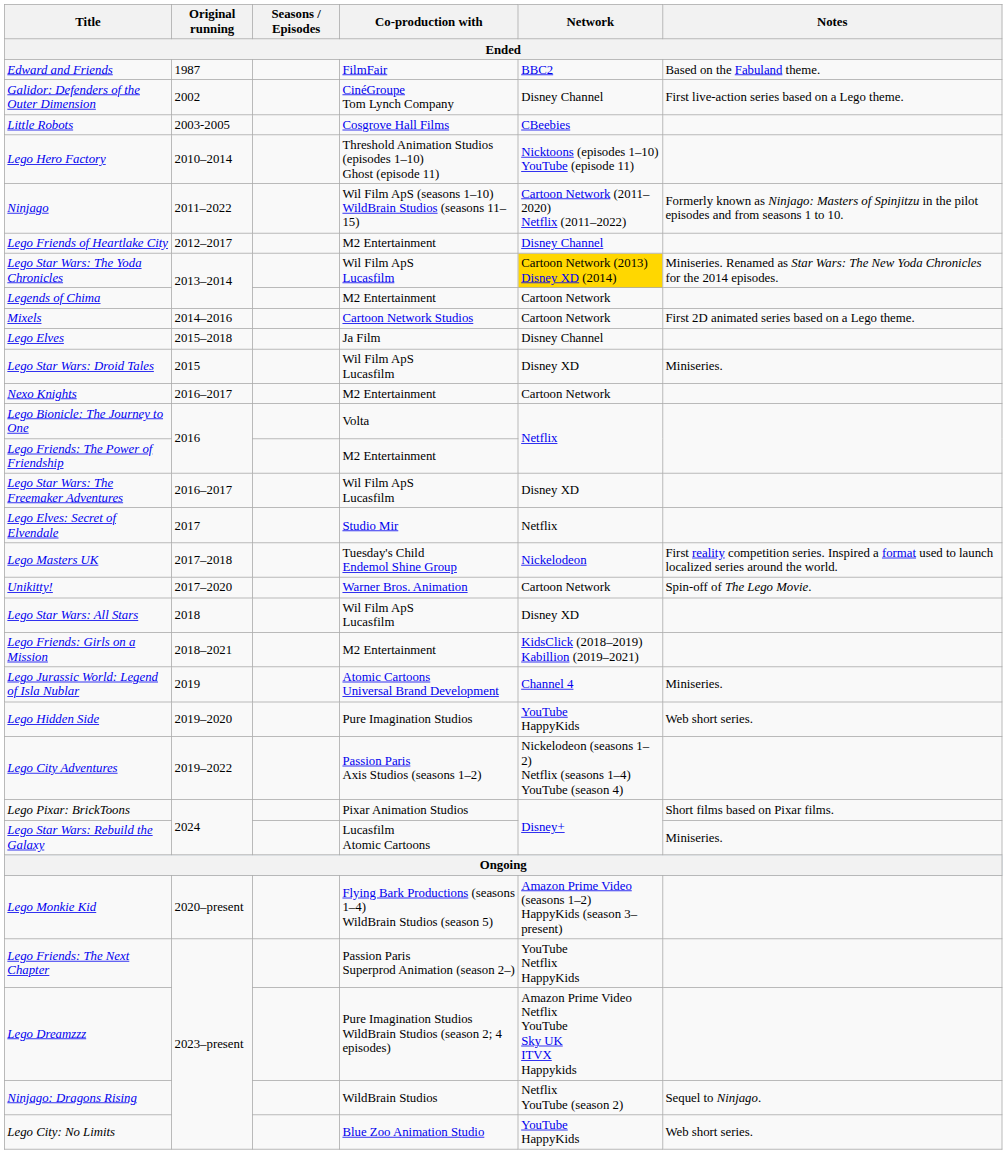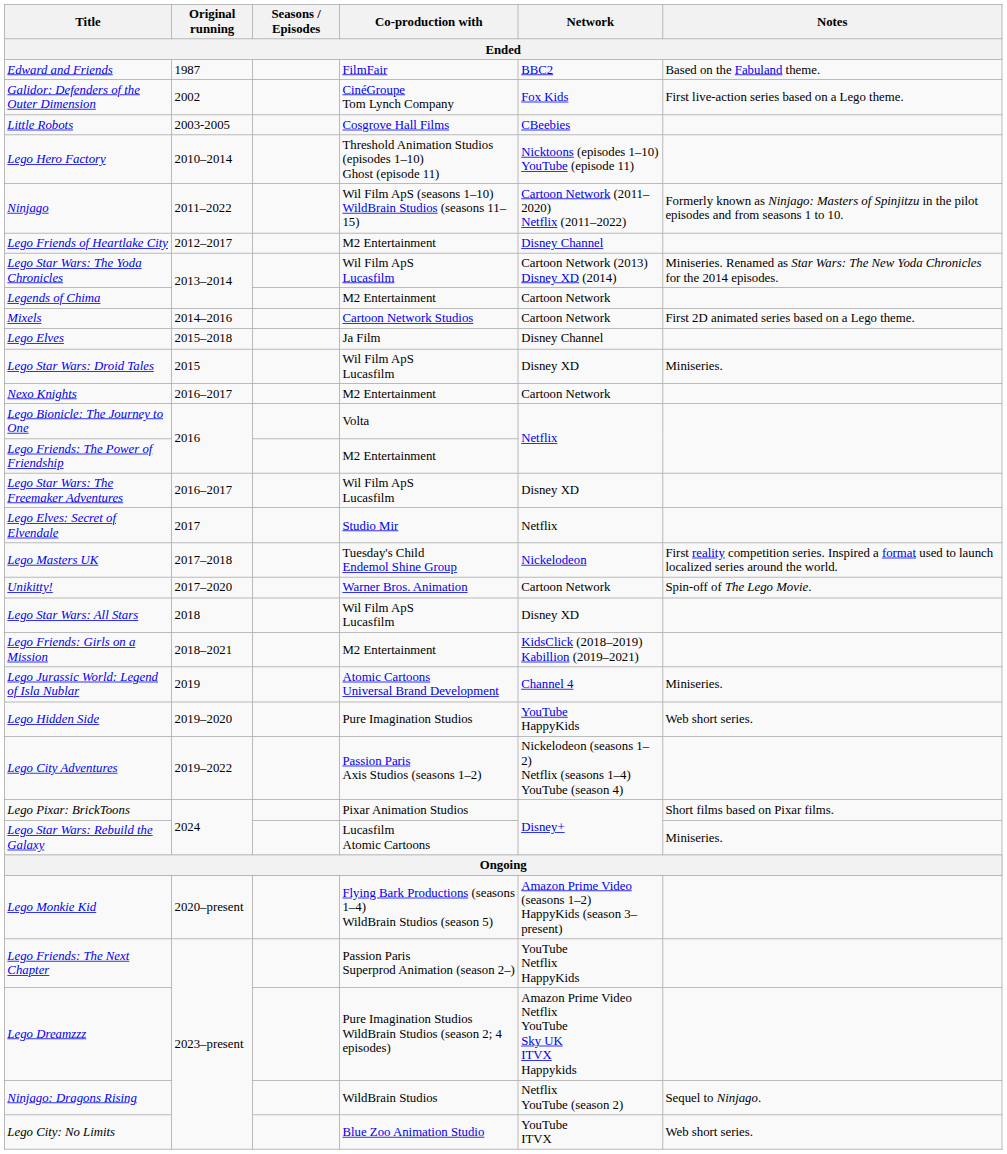(562, 97) Disney Channel -> (545, 97) Fox Kids
(584, 270) gold background -> (584, 270) no background
(550, 1132) YouTube HappyKids -> (544, 1132) YouTube ITVX
